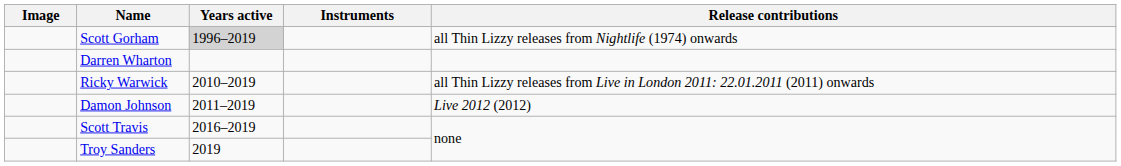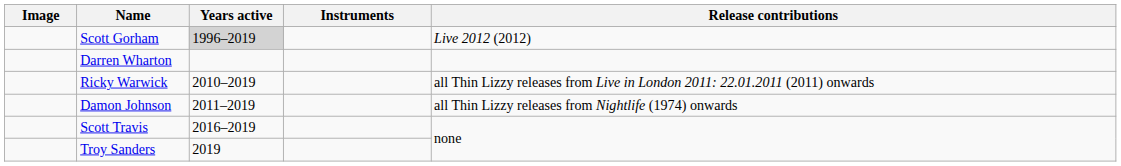(586, 37) all Thin Lizzy releases from Nightlife (1974) onwards -> (483, 37) Live 2012 (2012)
(483, 104) Live 2012 (2012) -> (586, 104) all Thin Lizzy releases from Nightlife (1974) onwards
